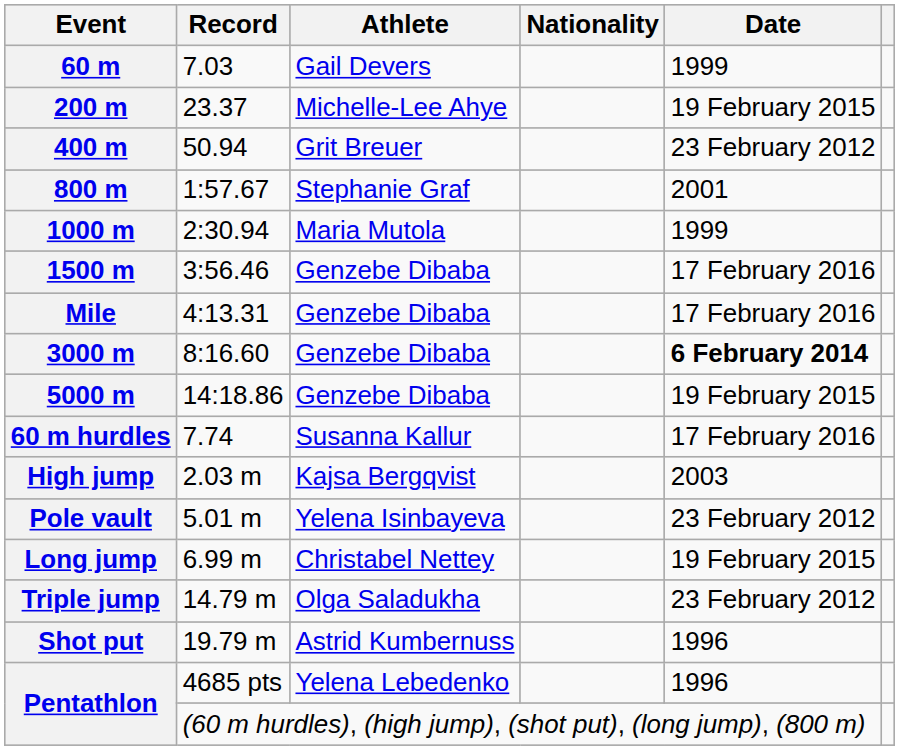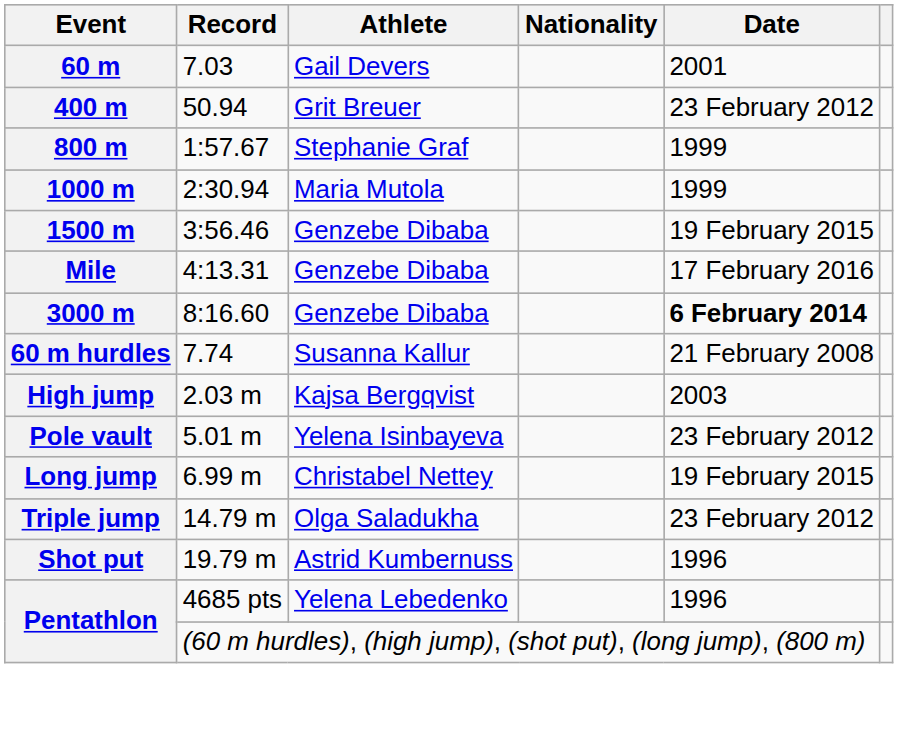(700, 66) 1999 -> (698, 66) 2001
- row: (91, 107)
(700, 189) 2001 -> (698, 148) 1999
(773, 271) 17 February 2016 -> (772, 230) 19 February 2015
- row: (91, 395)
(773, 436) 17 February 2016 -> (772, 353) 21 February 2008
